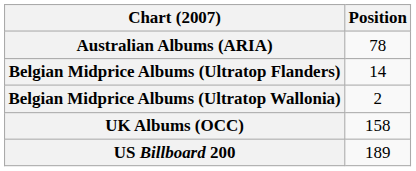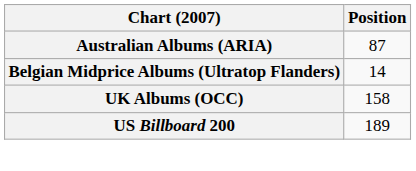(378, 44) 78 -> (377, 44) 87
- row: (175, 98)
